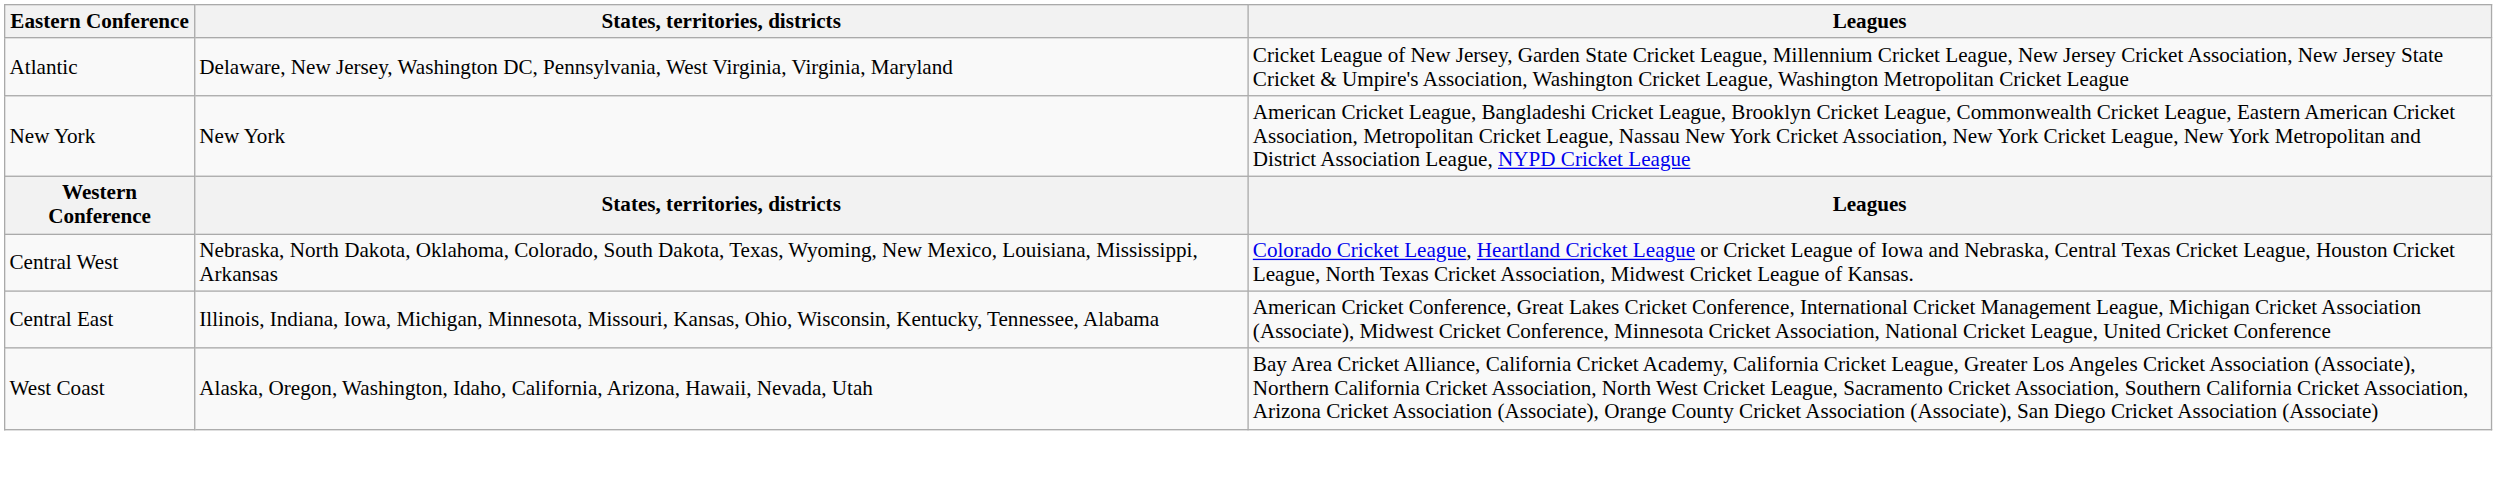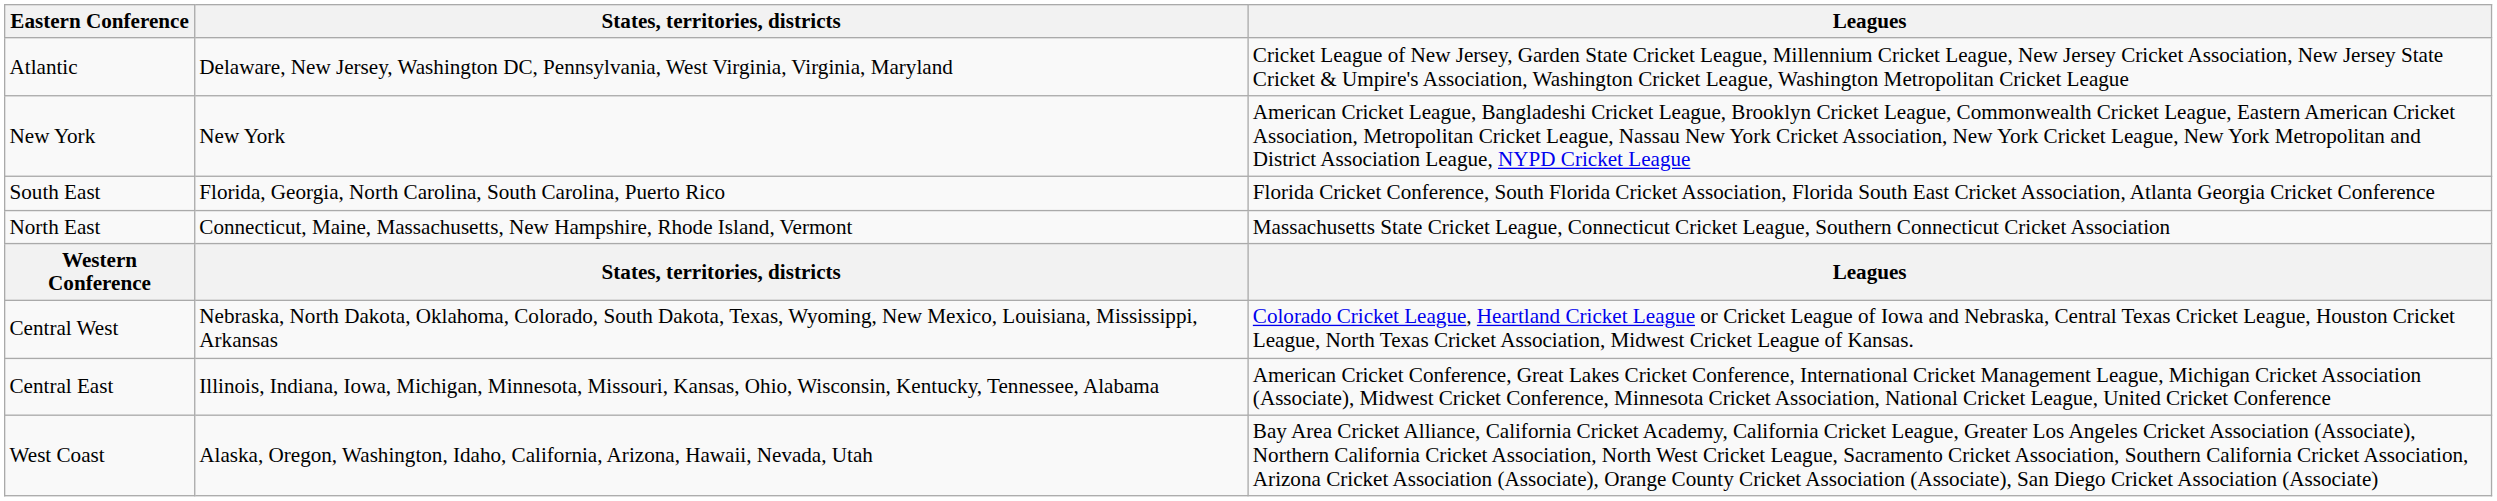+ row: (55, 193)
+ row: (55, 226)
